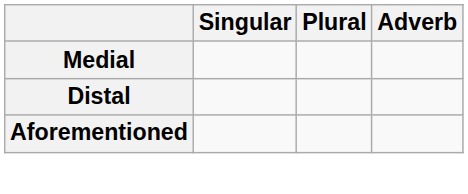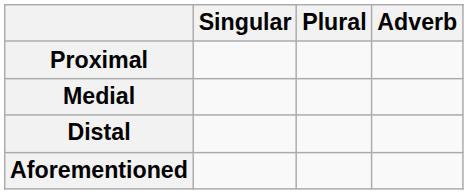+ row: (99, 59)
